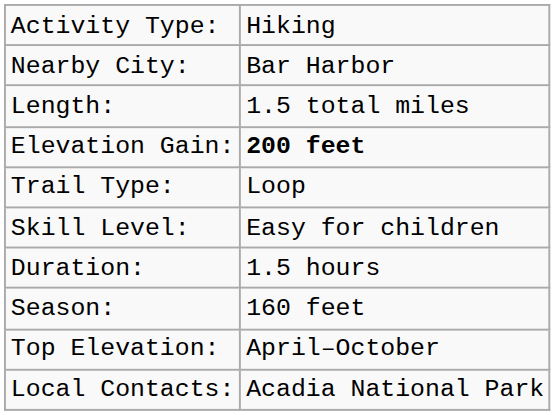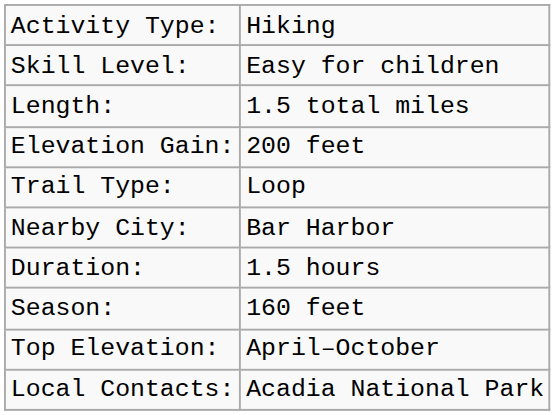rows swapped: (100, 66) <-> (100, 228)
(306, 147) bold -> (306, 147) normal
